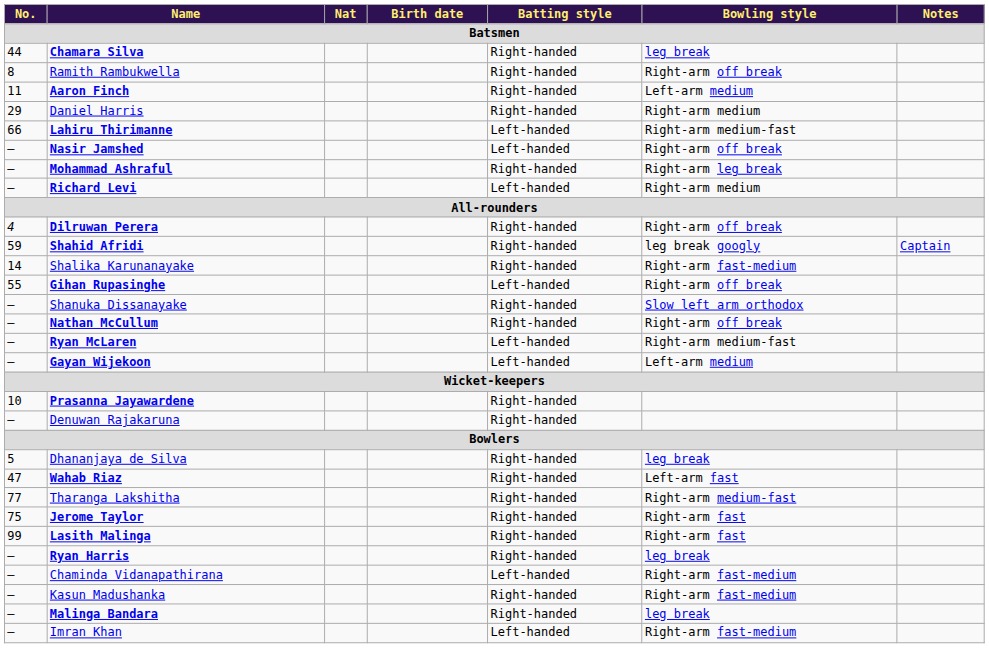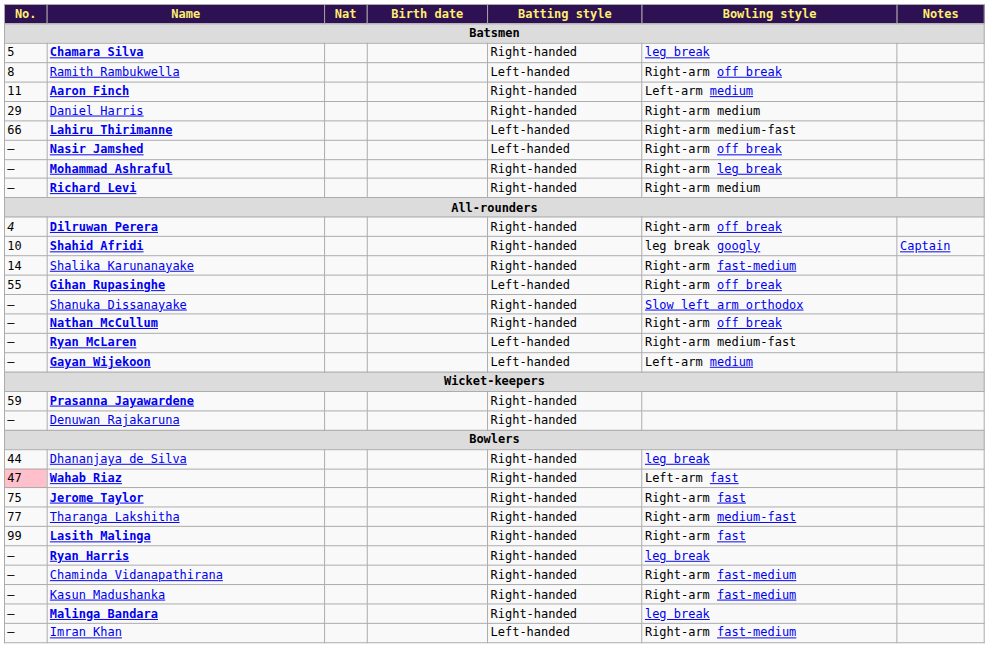(15, 53) 44 -> (11, 53) 5
(534, 73) Right-handed -> (530, 73) Left-handed
(530, 189) Left-handed -> (534, 189) Right-handed
(15, 247) 59 -> (15, 247) 10
(15, 401) 10 -> (15, 401) 59
(11, 459) 5 -> (15, 459) 44
(15, 479) no background -> (15, 479) pink background
rows swapped: (97, 517) <-> (115, 498)
(530, 575) Left-handed -> (534, 575) Right-handed
